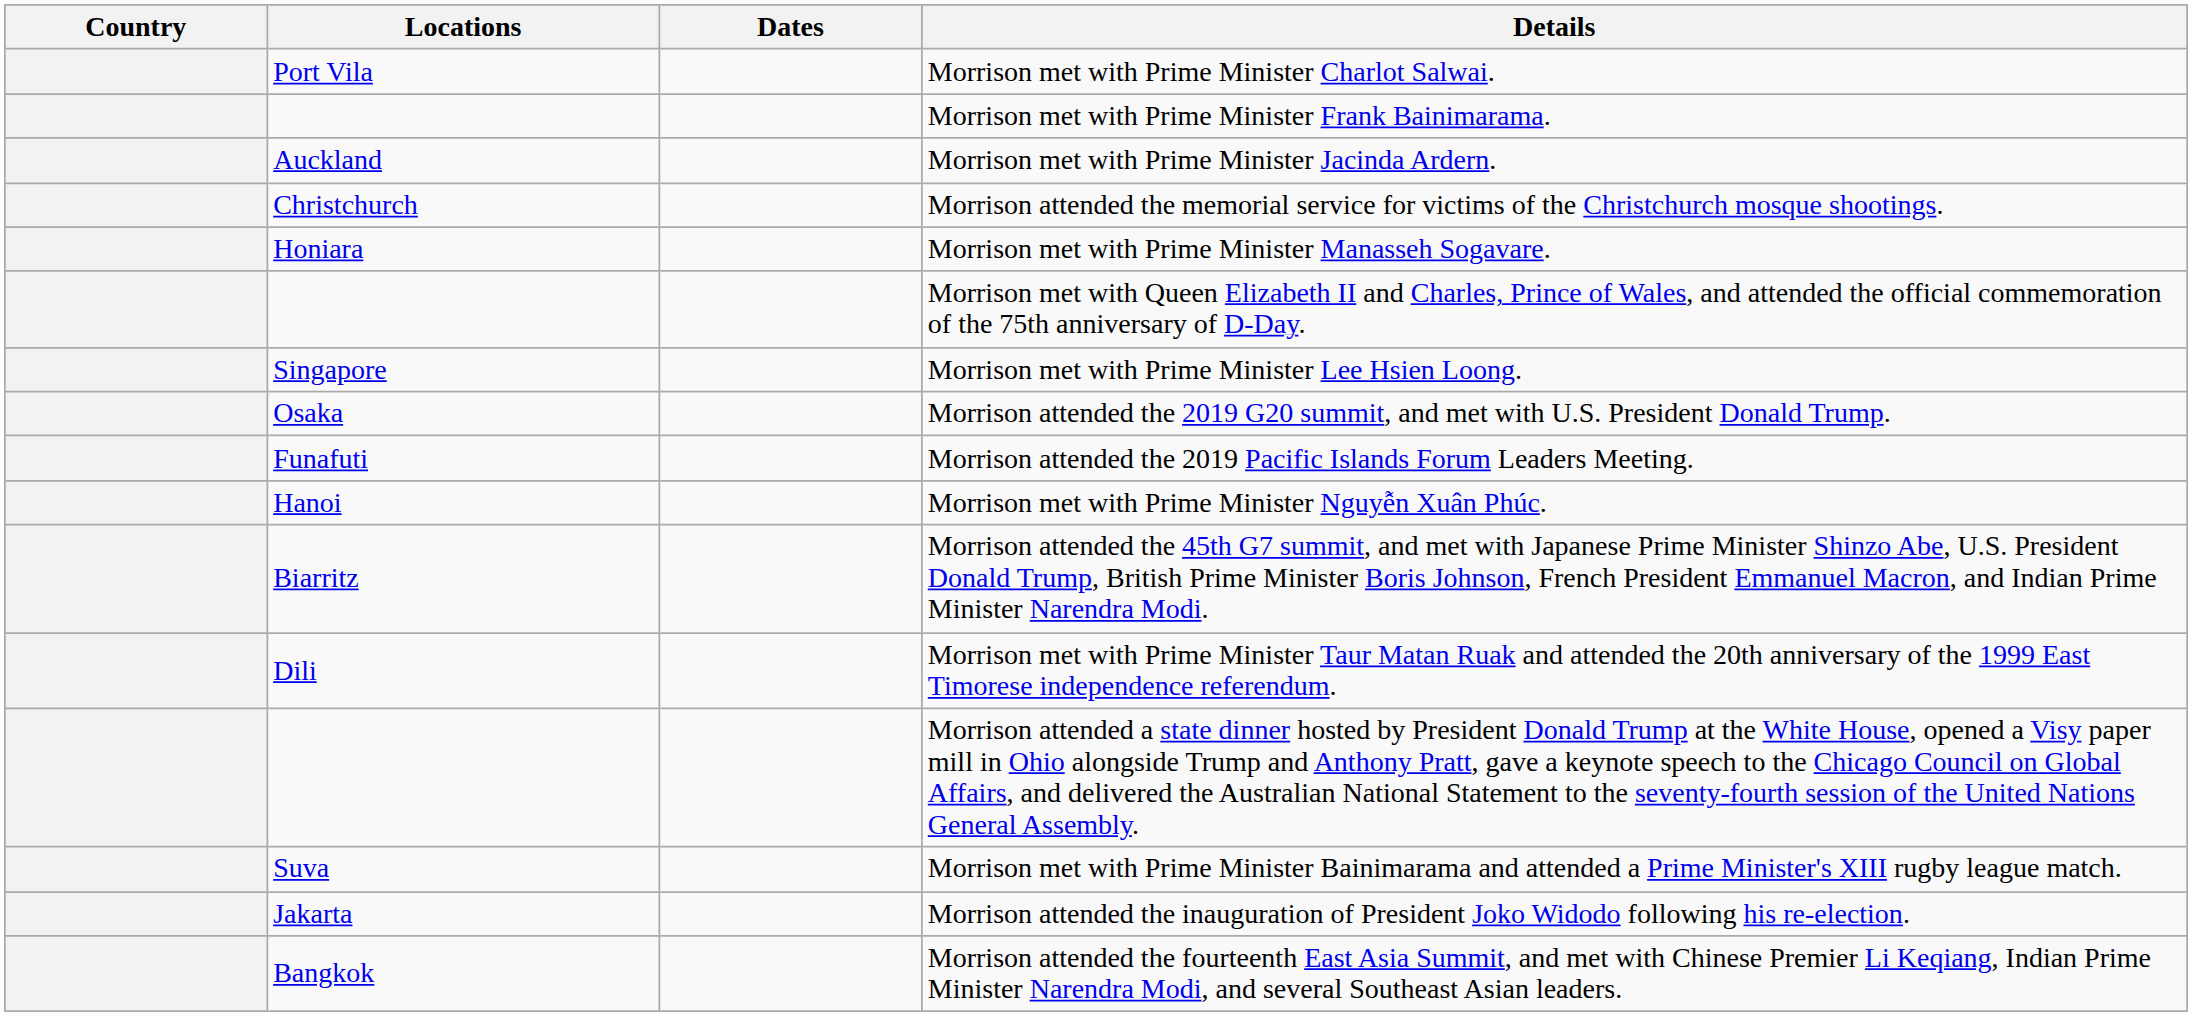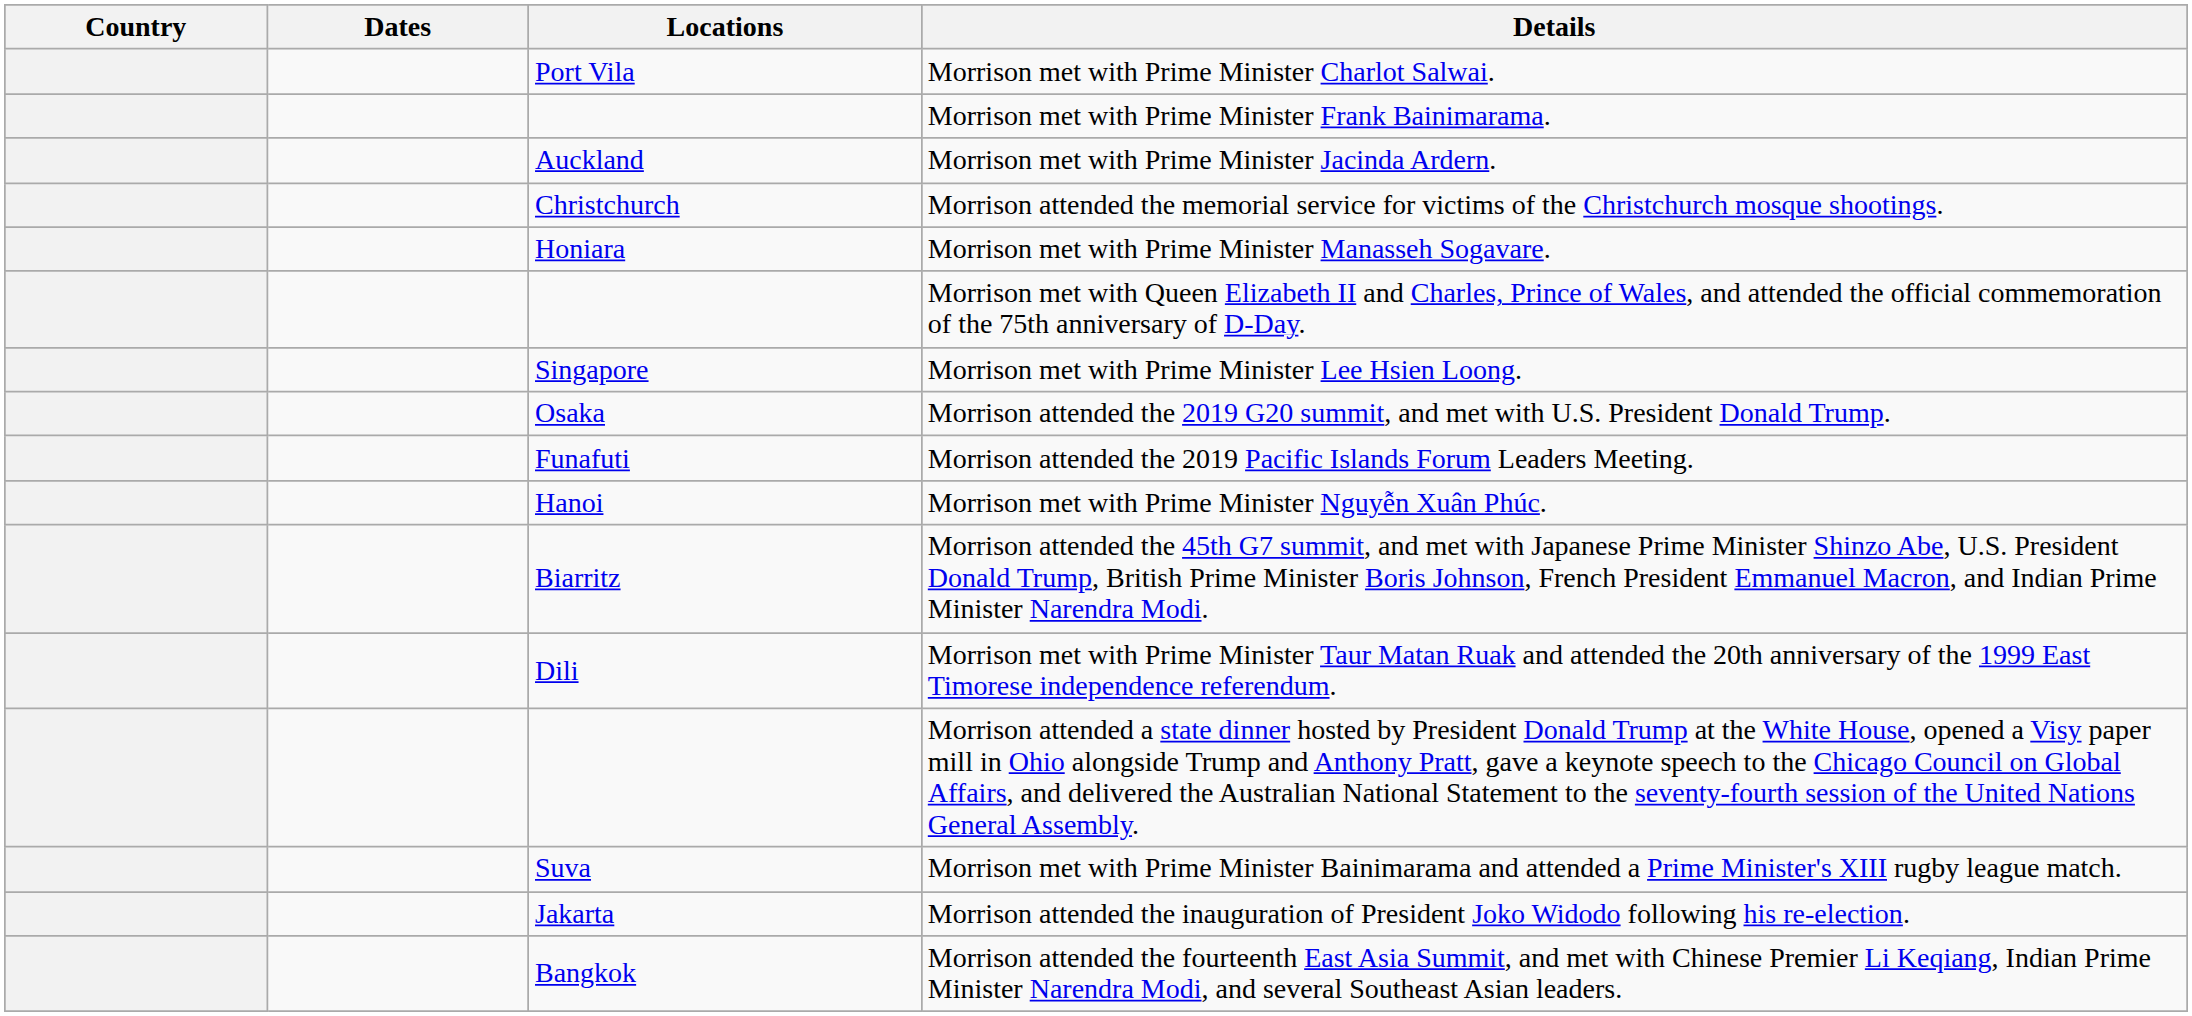columns swapped: (463, 26) <-> (790, 26)
